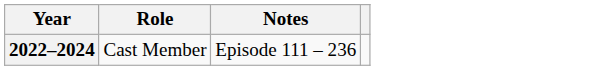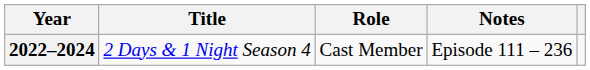+ column: (207, 19)
